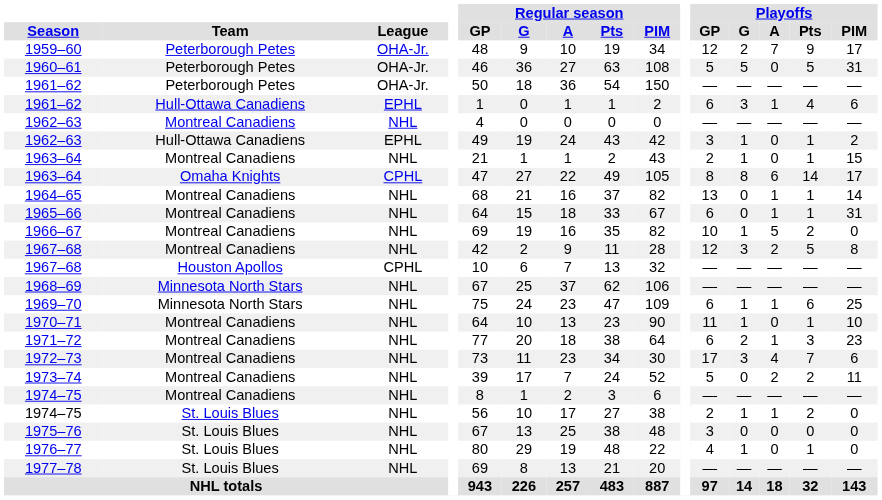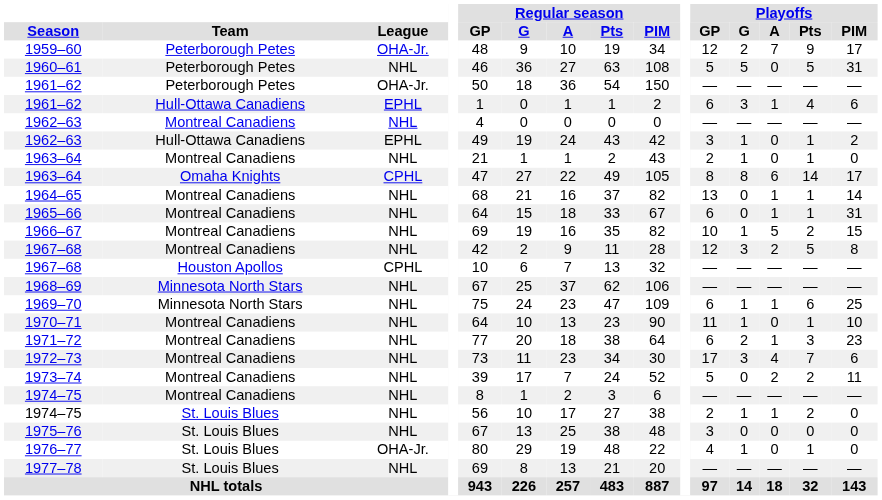(403, 67) OHA-Jr. -> (403, 67) NHL
(854, 158) 15 -> (854, 158) 0
(854, 231) 0 -> (854, 231) 15
(403, 449) NHL -> (403, 449) OHA-Jr.
